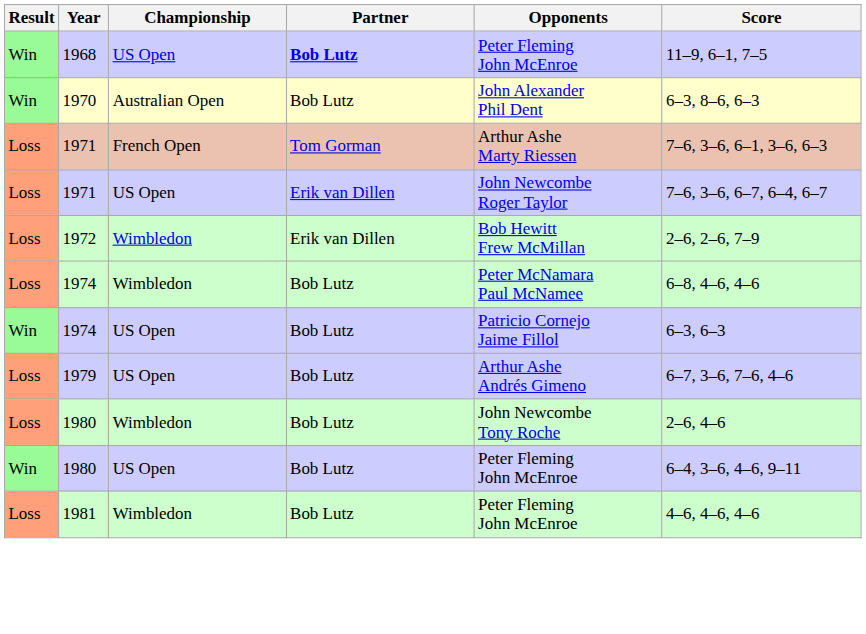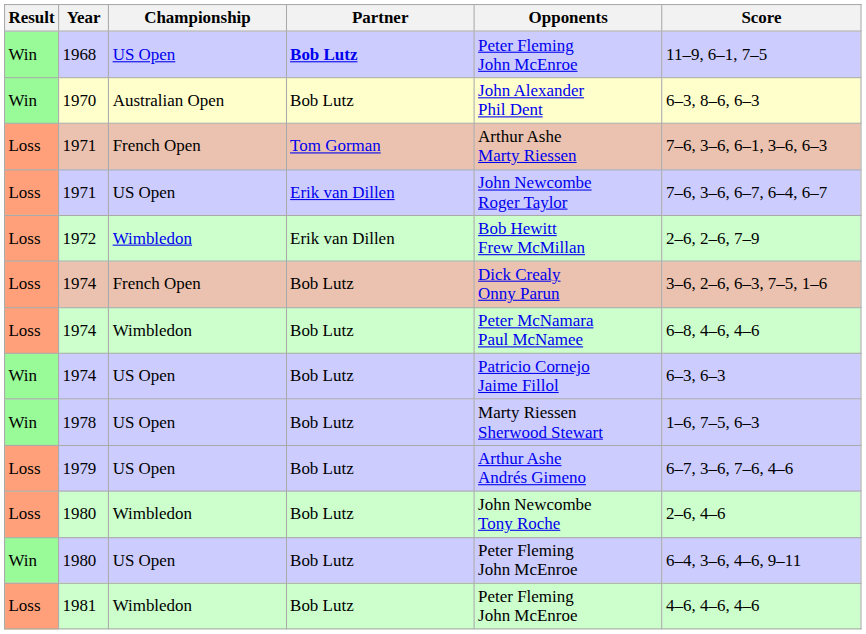+ row: (79, 284)
+ row: (79, 422)
